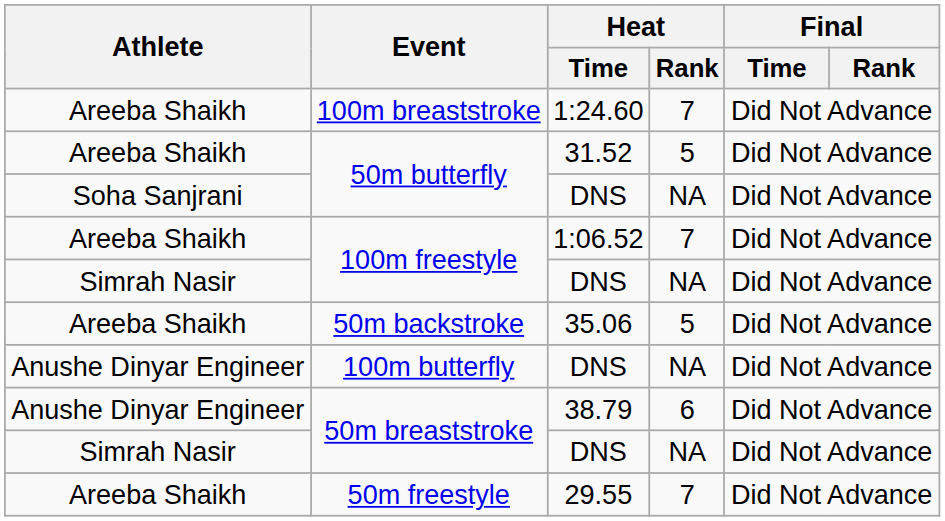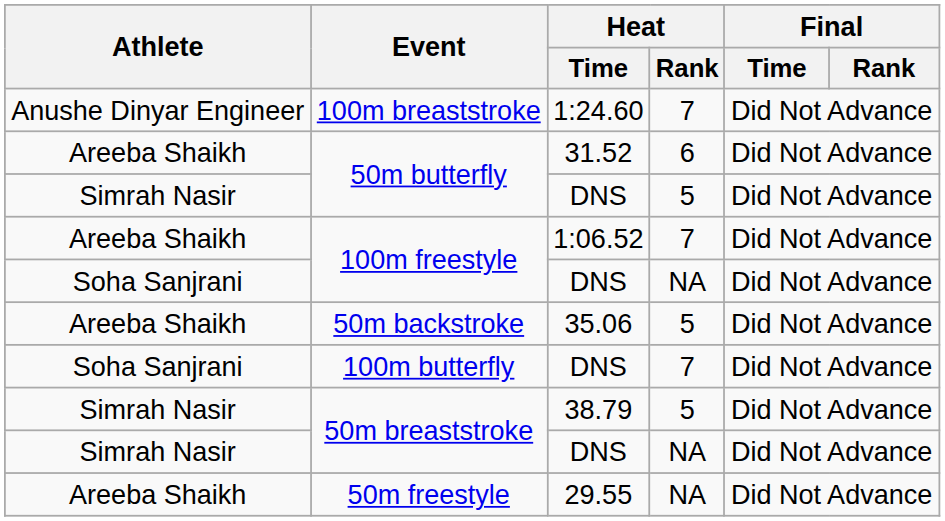(158, 110) Areeba Shaikh -> (158, 110) Anushe Dinyar Engineer
(687, 153) 5 -> (687, 153) 6
(158, 195) Soha Sanjrani -> (158, 195) Simrah Nasir
(687, 195) NA -> (687, 195) 5
(158, 281) Simrah Nasir -> (158, 281) Soha Sanjrani
(158, 367) Anushe Dinyar Engineer -> (158, 367) Soha Sanjrani
(687, 367) NA -> (687, 367) 7
(158, 410) Anushe Dinyar Engineer -> (158, 410) Simrah Nasir
(687, 410) 6 -> (687, 410) 5
(687, 495) 7 -> (687, 495) NA
